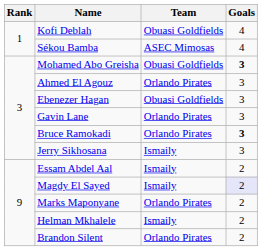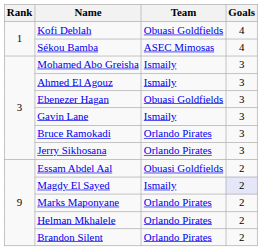(184, 64) Obuasi Goldfields -> (160, 64) Ismaily
(242, 64) bold -> (242, 64) normal
(178, 82) Orlando Pirates -> (160, 82) Ismaily
(178, 116) Orlando Pirates -> (160, 116) Ismaily
(242, 133) bold -> (242, 133) normal
(160, 151) Ismaily -> (178, 151) Orlando Pirates
(160, 168) Ismaily -> (184, 168) Obuasi Goldfields
(160, 220) Ismaily -> (178, 220) Orlando Pirates
